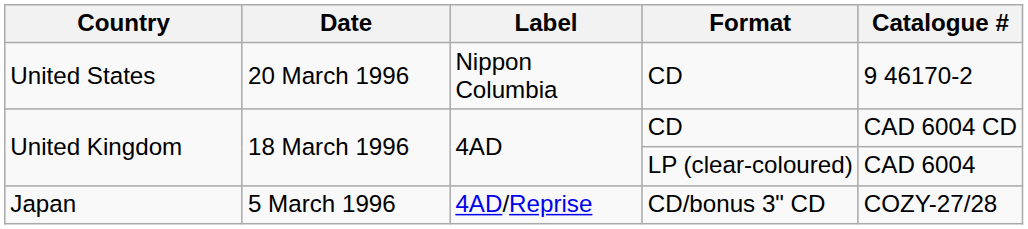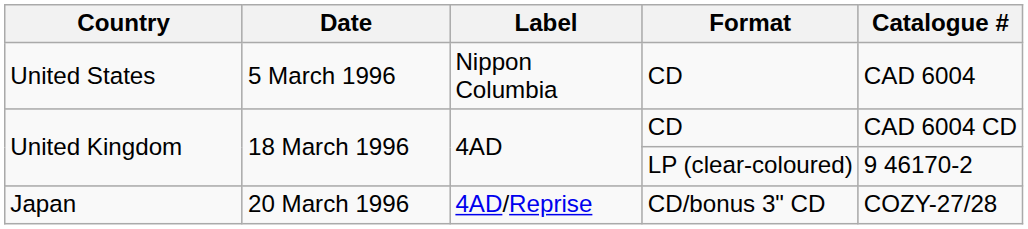(329, 75) 20 March 1996 -> (322, 75) 5 March 1996
(918, 75) 9 46170-2 -> (920, 75) CAD 6004
(920, 165) CAD 6004 -> (918, 165) 9 46170-2
(322, 204) 5 March 1996 -> (329, 204) 20 March 1996
